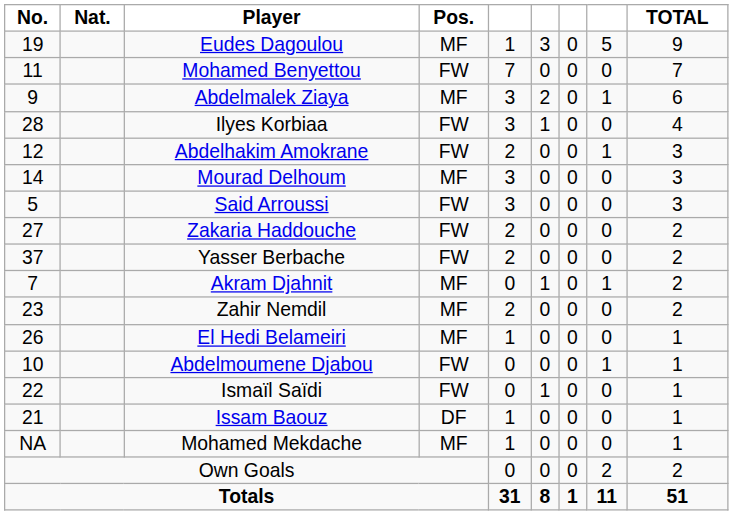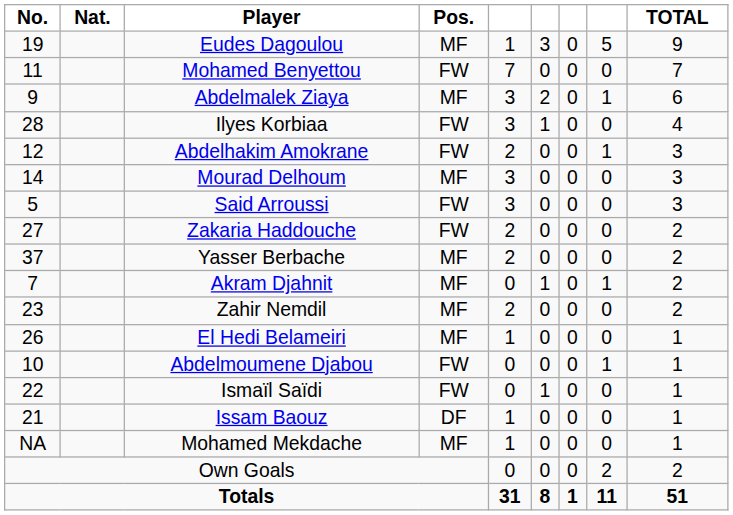(454, 257) FW -> (454, 257) MF
